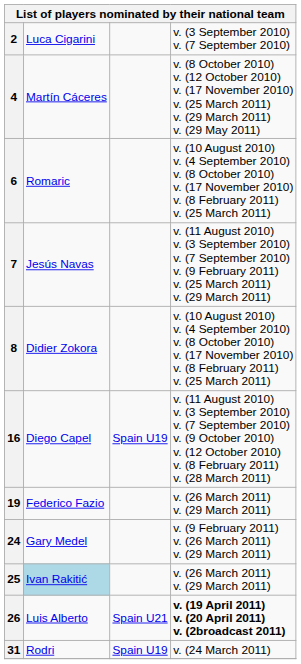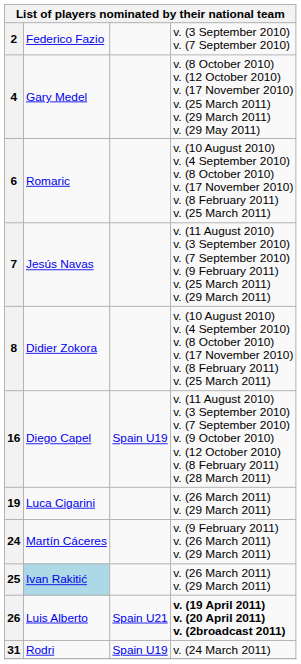(61, 39) Luca Cigarini -> (65, 39) Federico Fazio
(66, 96) Martín Cáceres -> (57, 96) Gary Medel
(65, 503) Federico Fazio -> (61, 503) Luca Cigarini
(57, 541) Gary Medel -> (66, 541) Martín Cáceres
